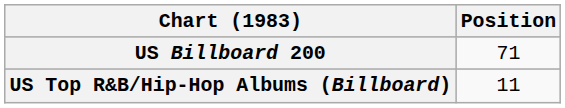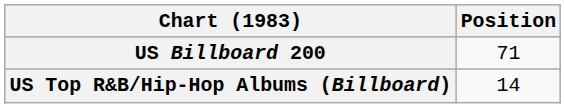(508, 86) 11 -> (508, 86) 14
